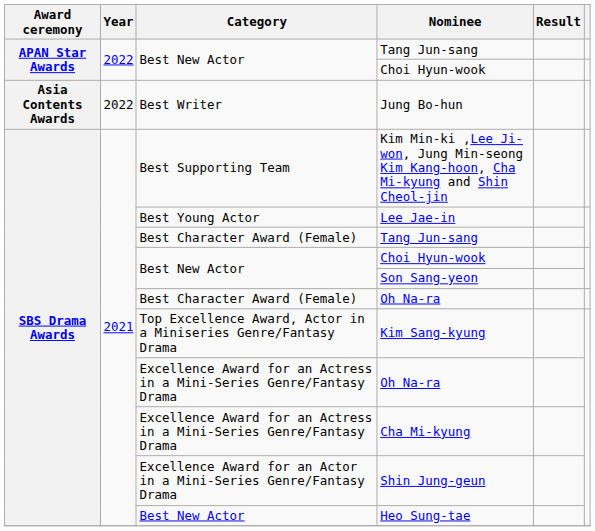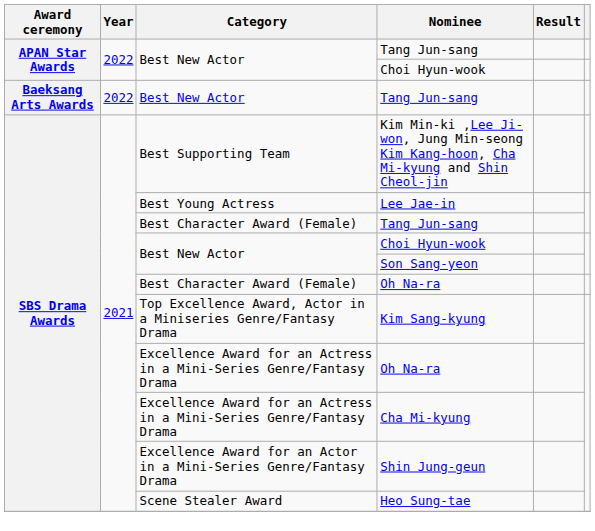- row: (52, 104)
+ row: (52, 97)
(200, 217) Best Young Actor -> (207, 203) Best Young Actress
(192, 515) Best New Actor -> (211, 501) Scene Stealer Award
